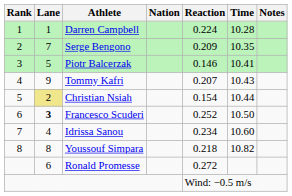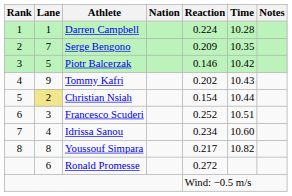(242, 64) 10.41 -> (242, 64) 10.42
(205, 81) 0.207 -> (205, 81) 0.202
(48, 115) bold -> (48, 115) normal
(242, 115) 10.50 -> (242, 115) 10.51
(205, 149) 0.218 -> (205, 149) 0.217
